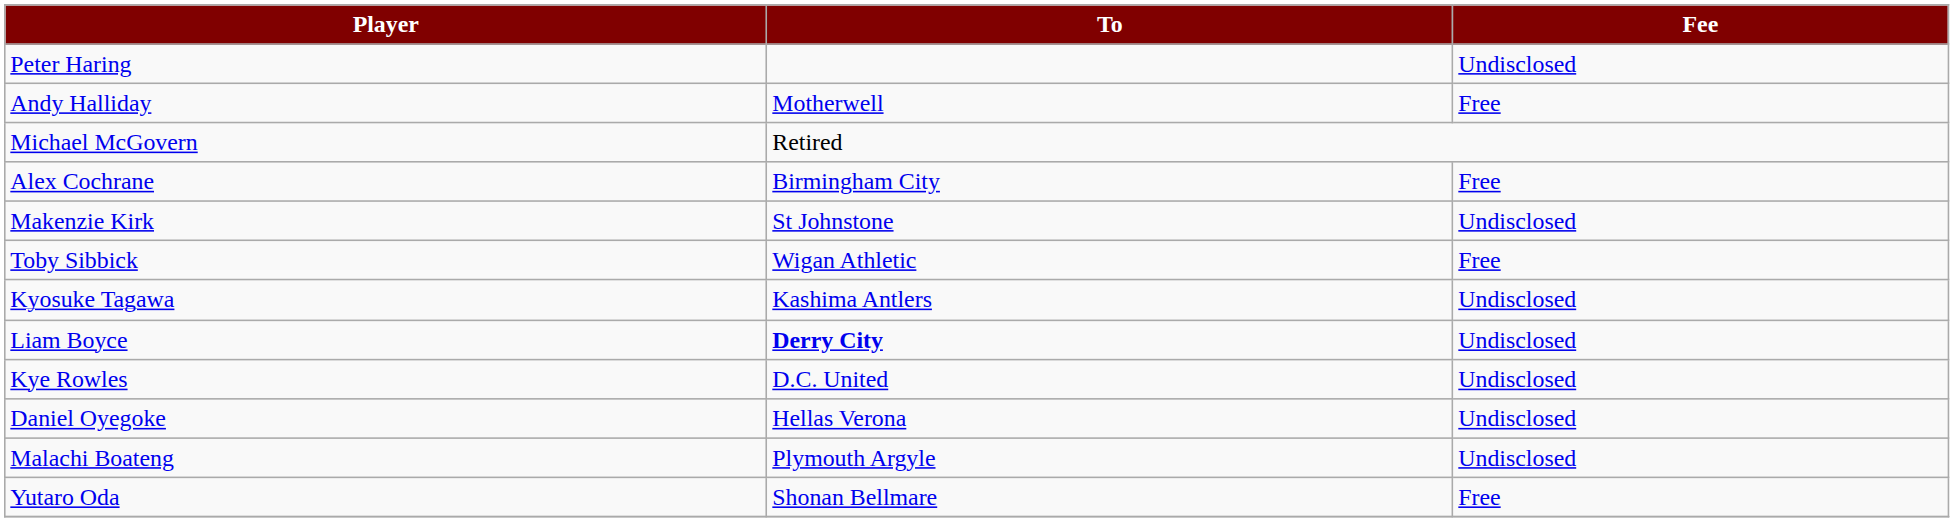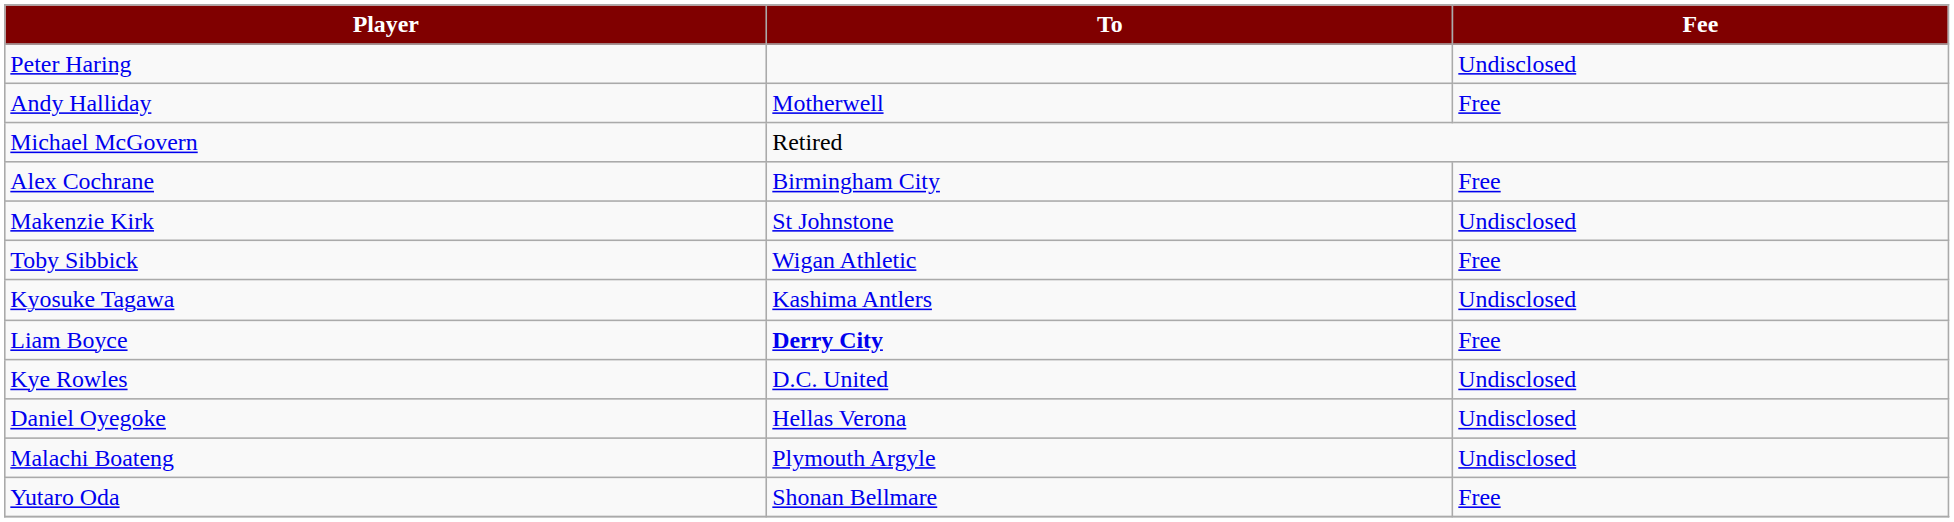(1517, 339) Undisclosed -> (1480, 339) Free
